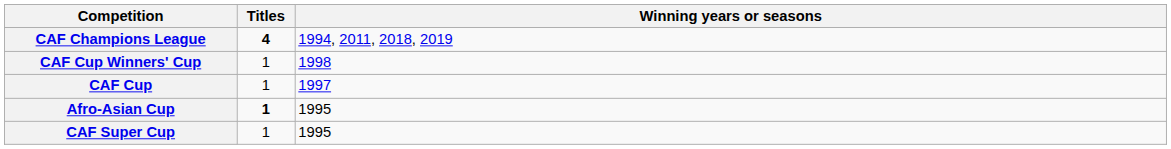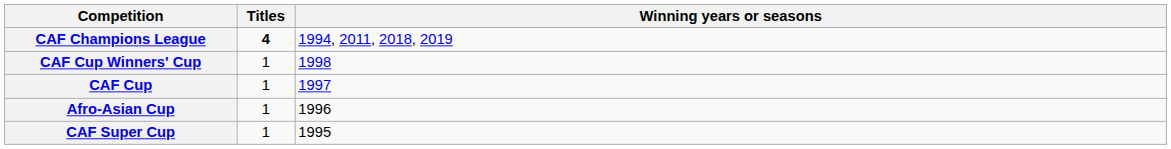(266, 109) bold -> (266, 109) normal
(315, 109) 1995 -> (315, 109) 1996
